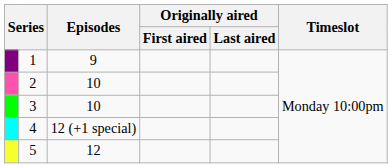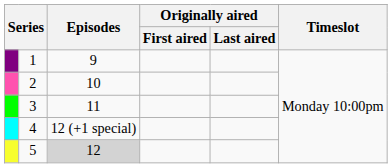(93, 106) 10 -> (93, 106) 11
(93, 151) no background -> (93, 151) lightgrey background
